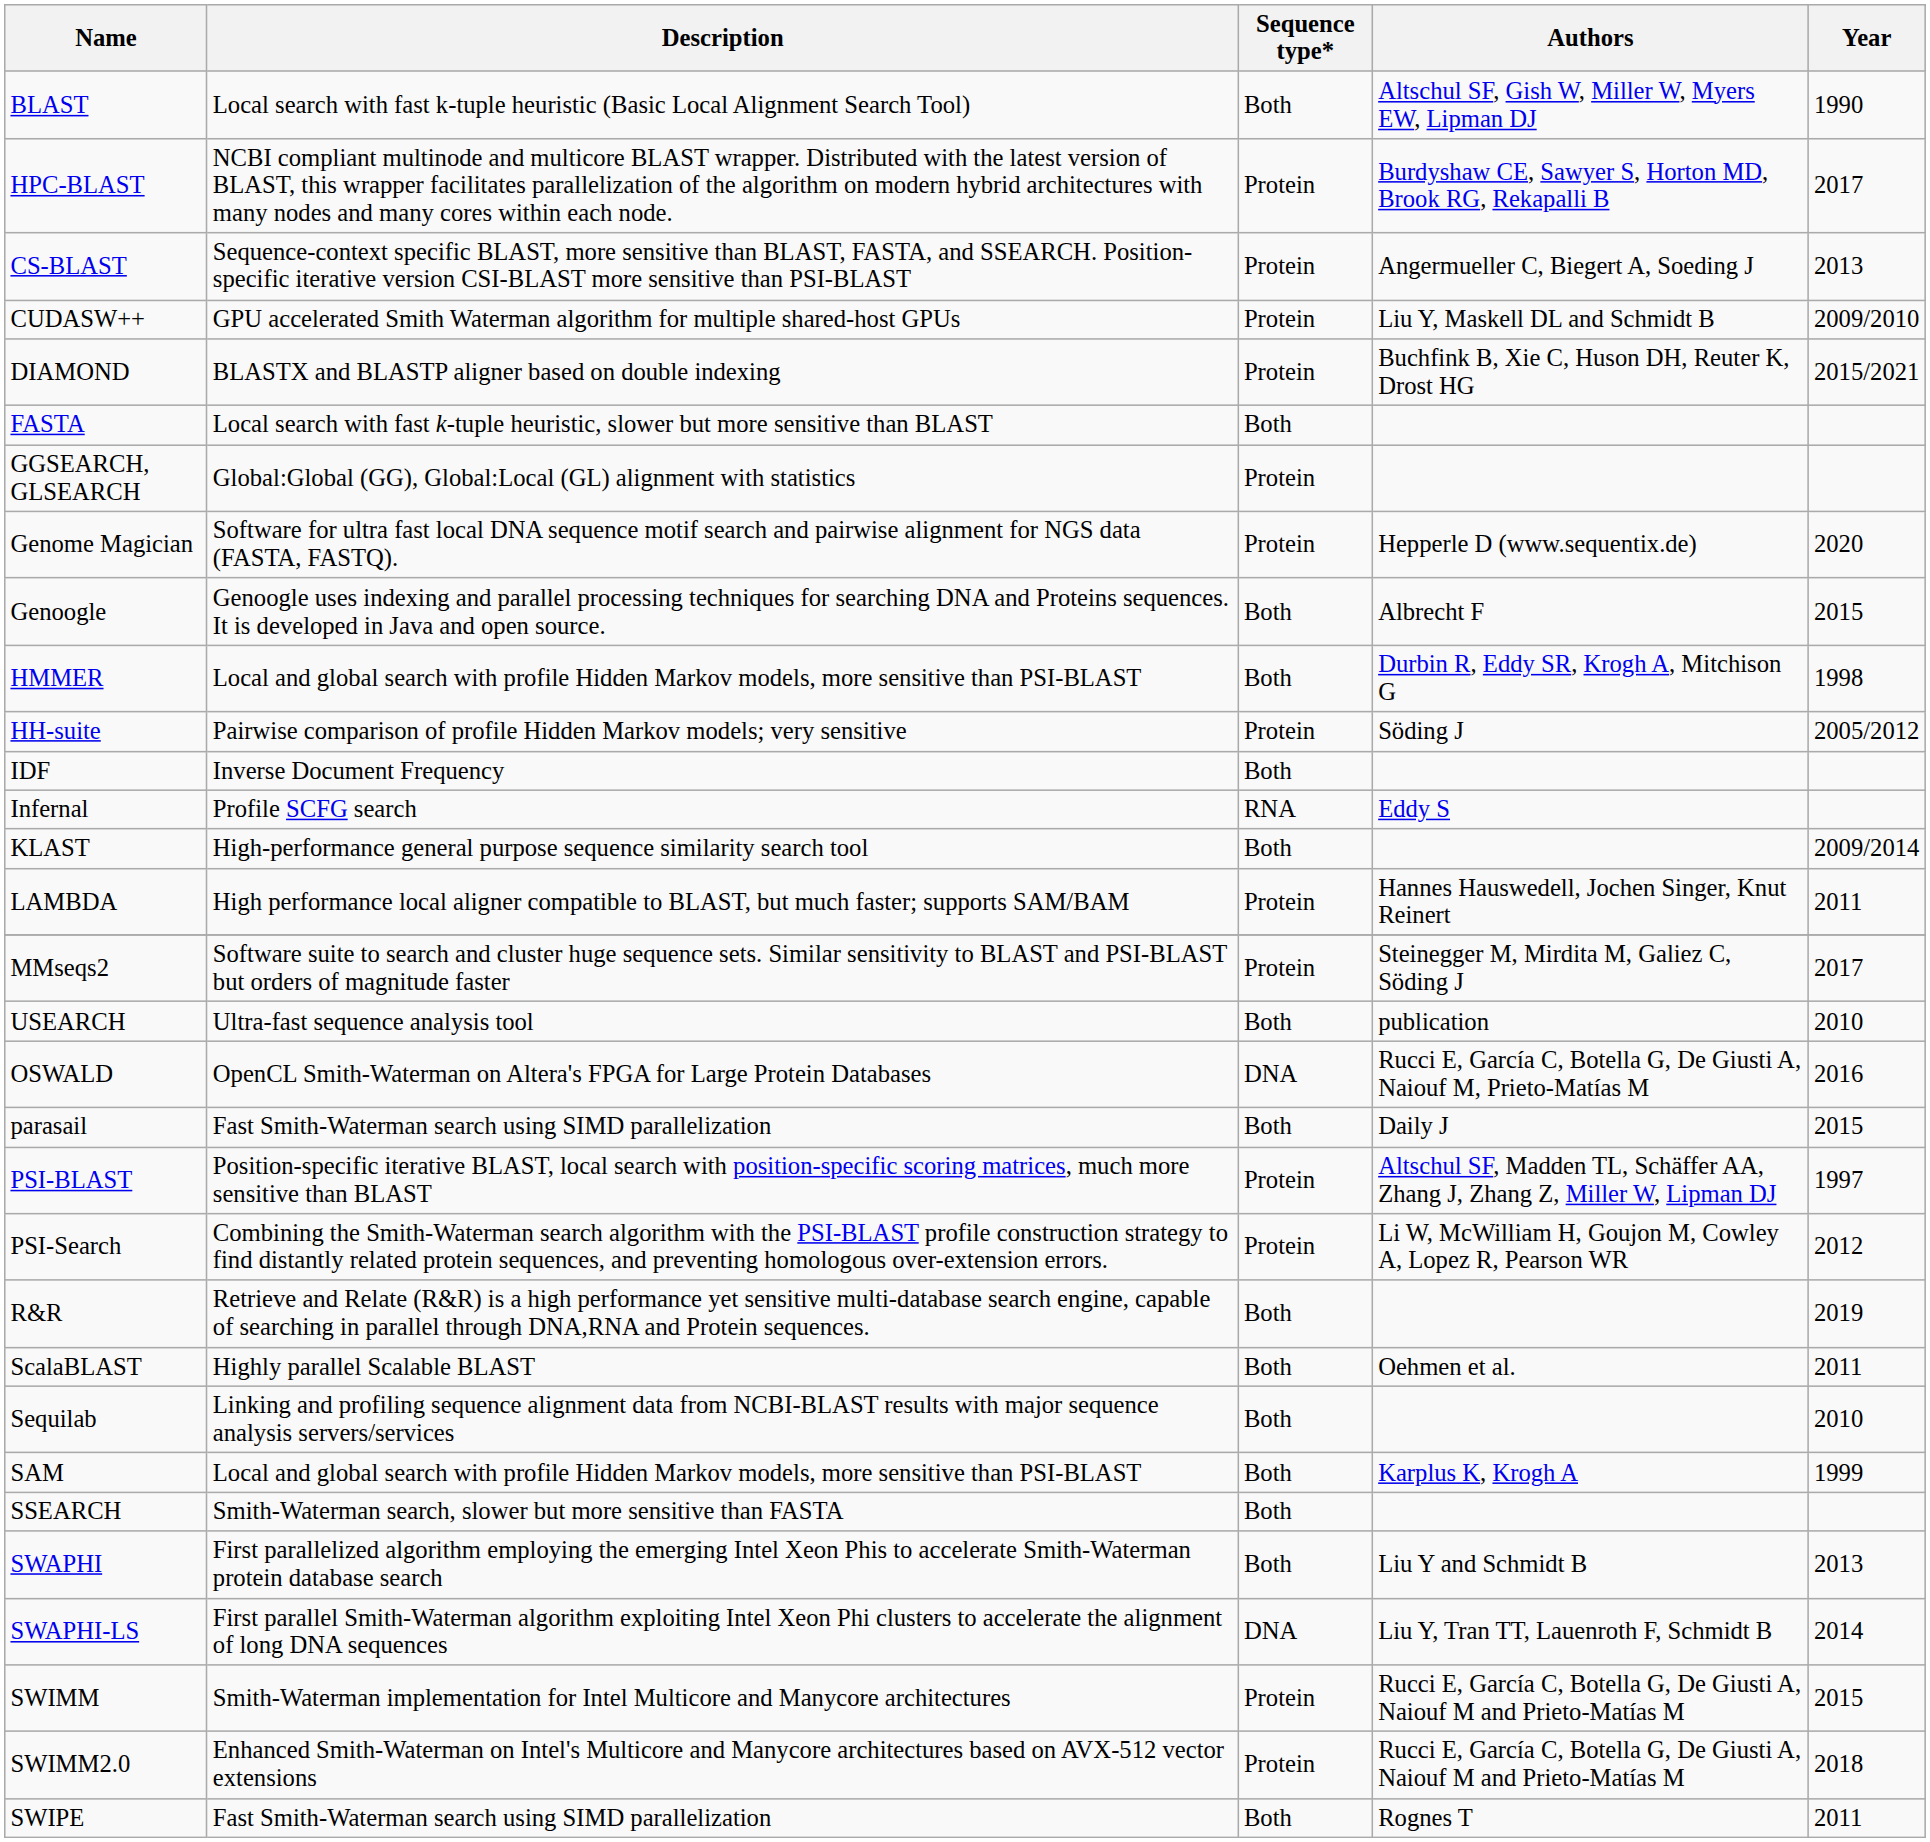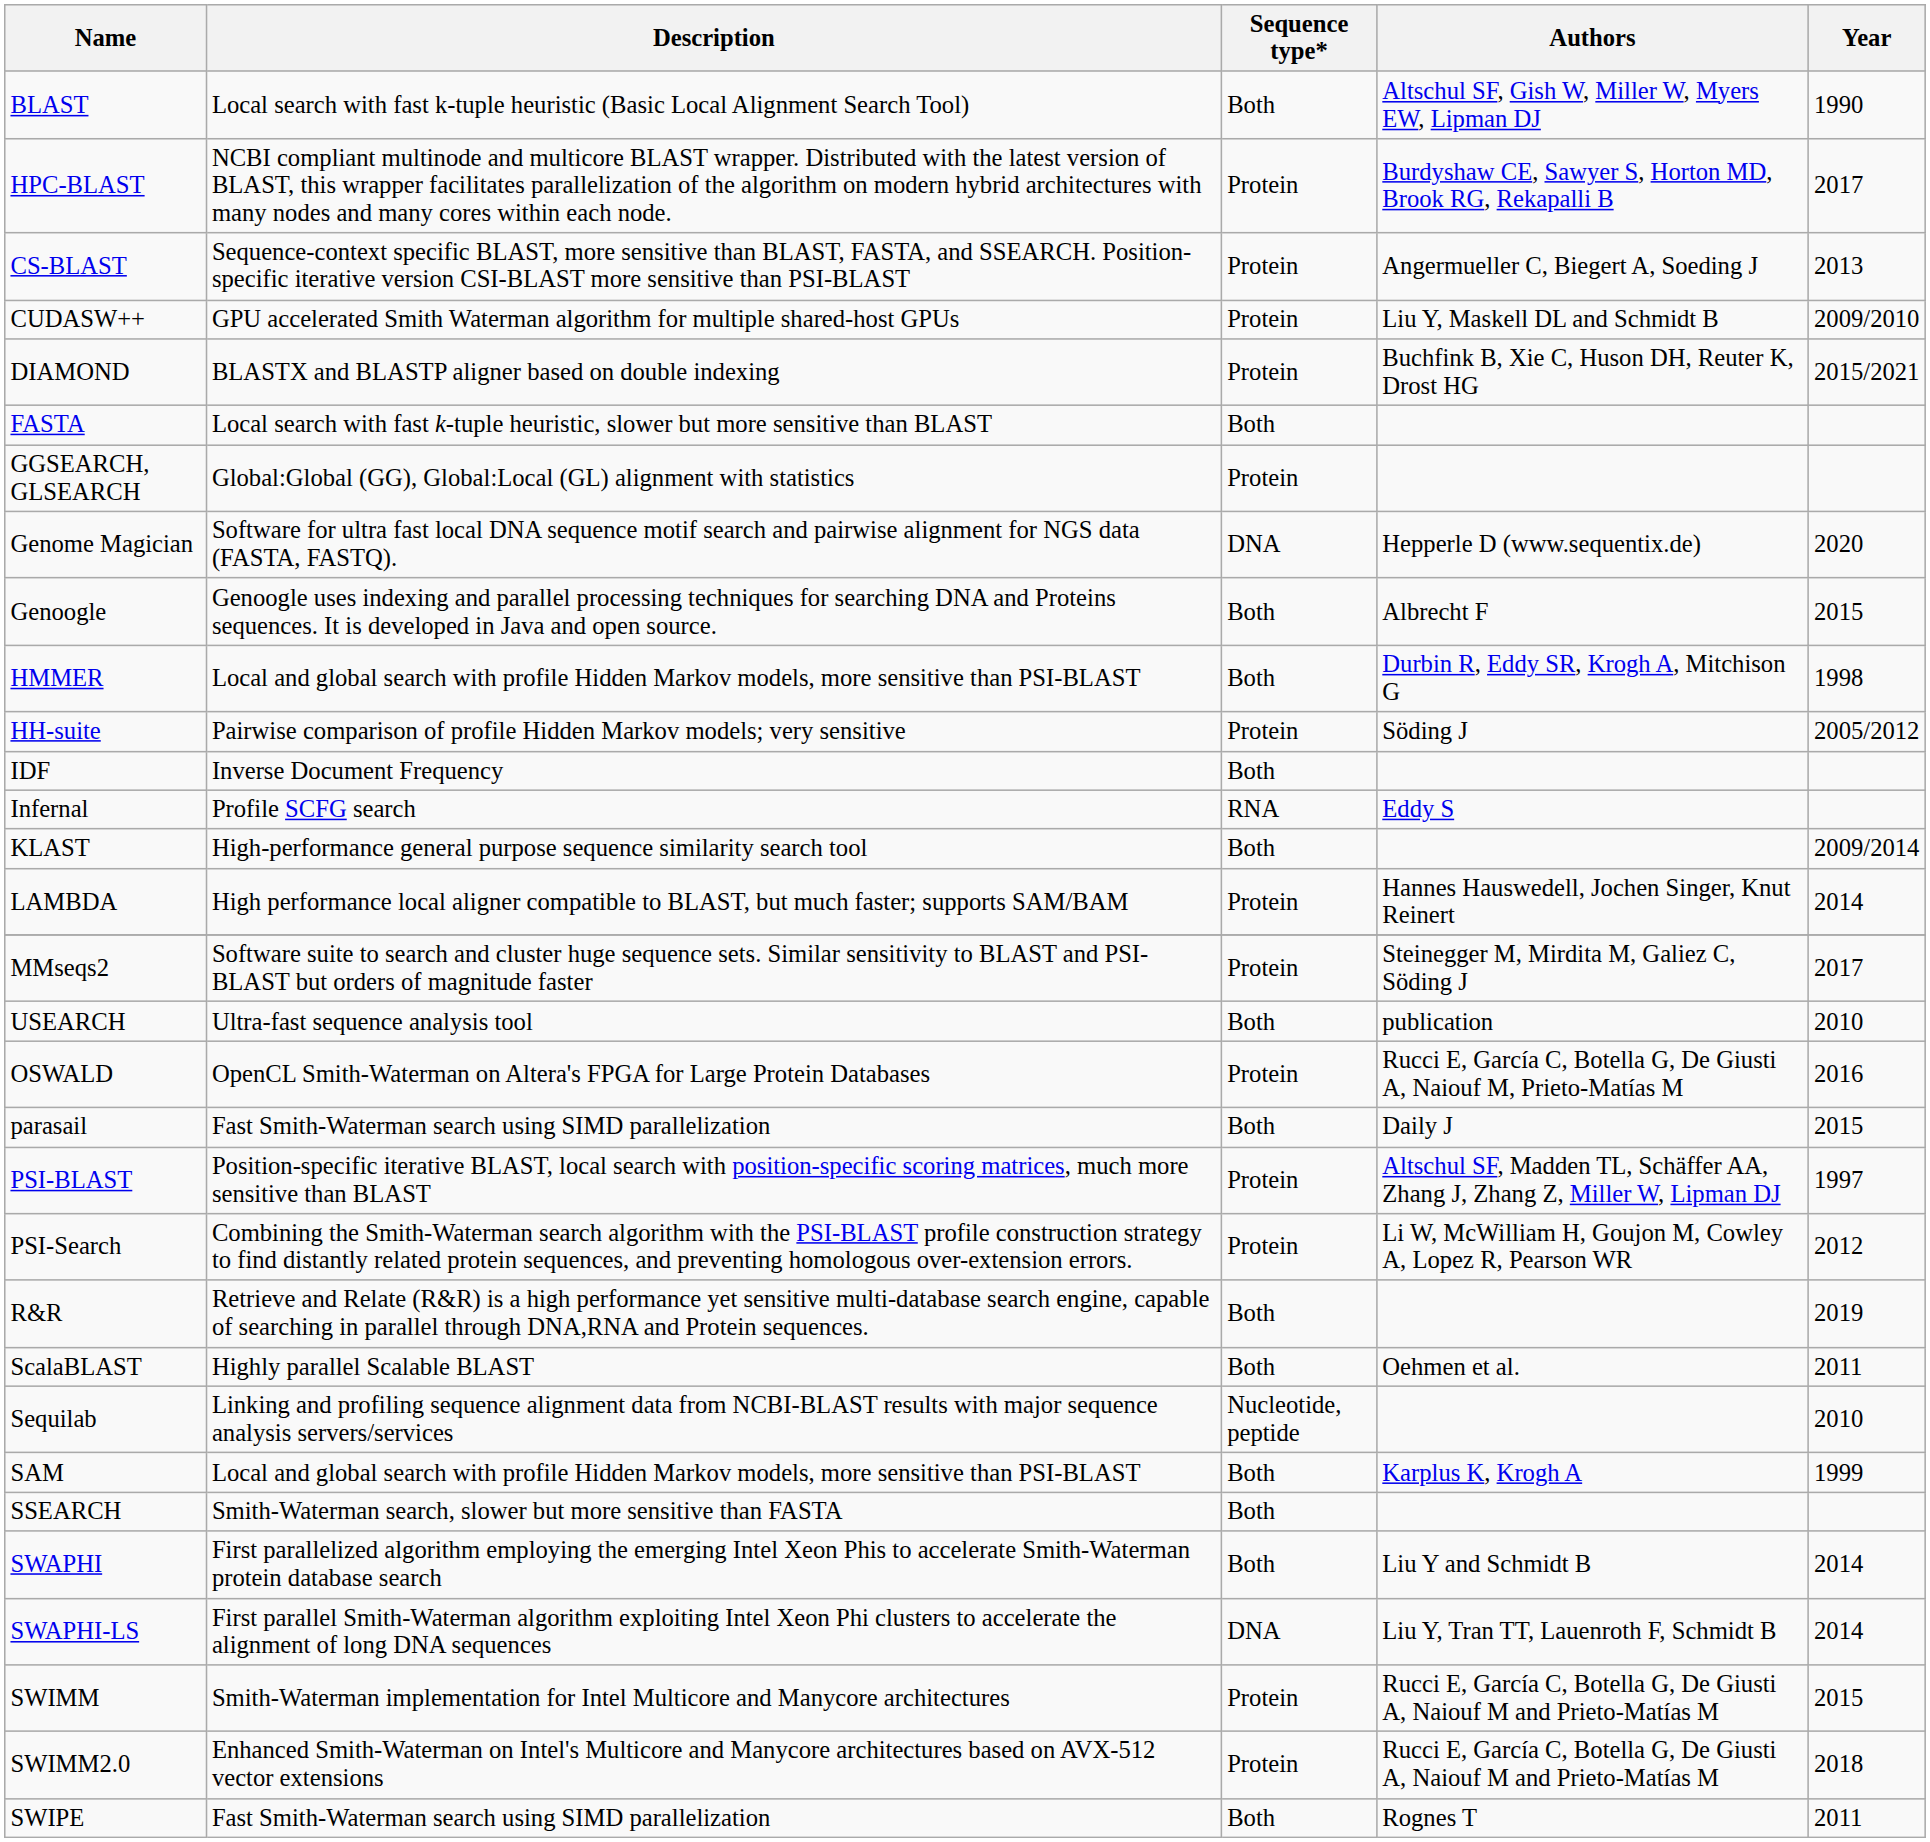(1280, 544) Protein -> (1254, 544) DNA
(1838, 901) 2011 -> (1839, 901) 2014
(1271, 1073) DNA -> (1263, 1073) Protein
(1268, 1419) Both -> (1284, 1419) Nucleotide, peptide
(1839, 1564) 2013 -> (1839, 1564) 2014
